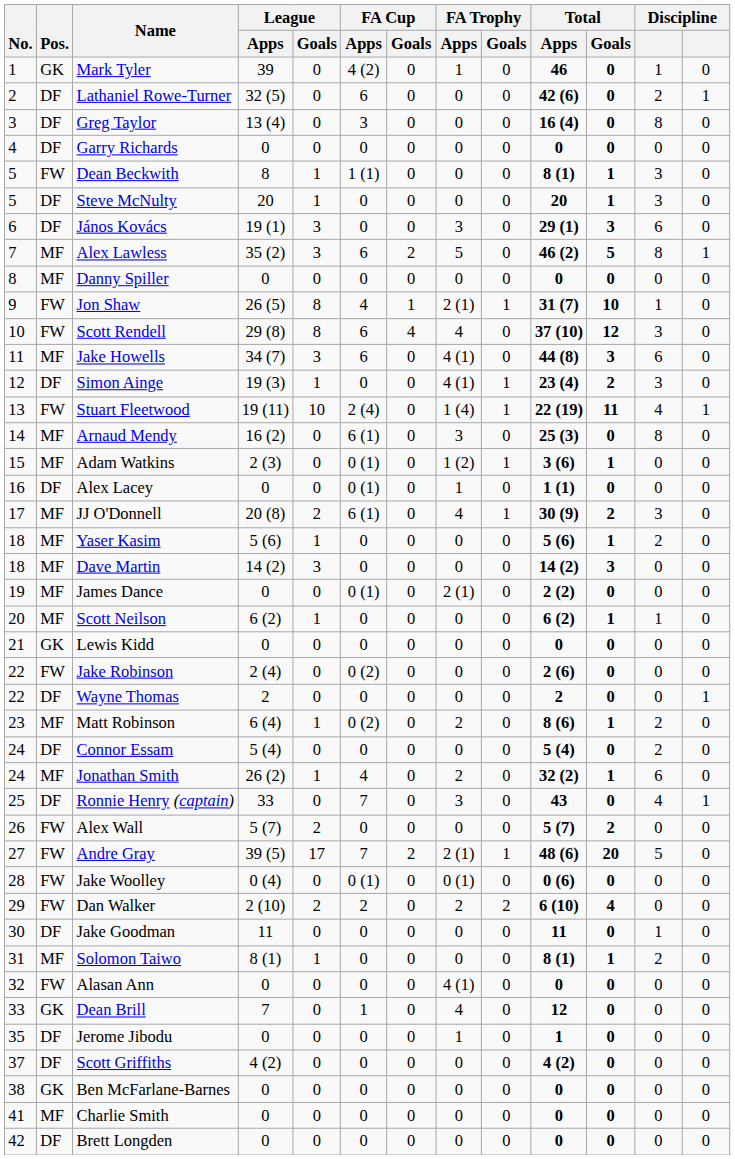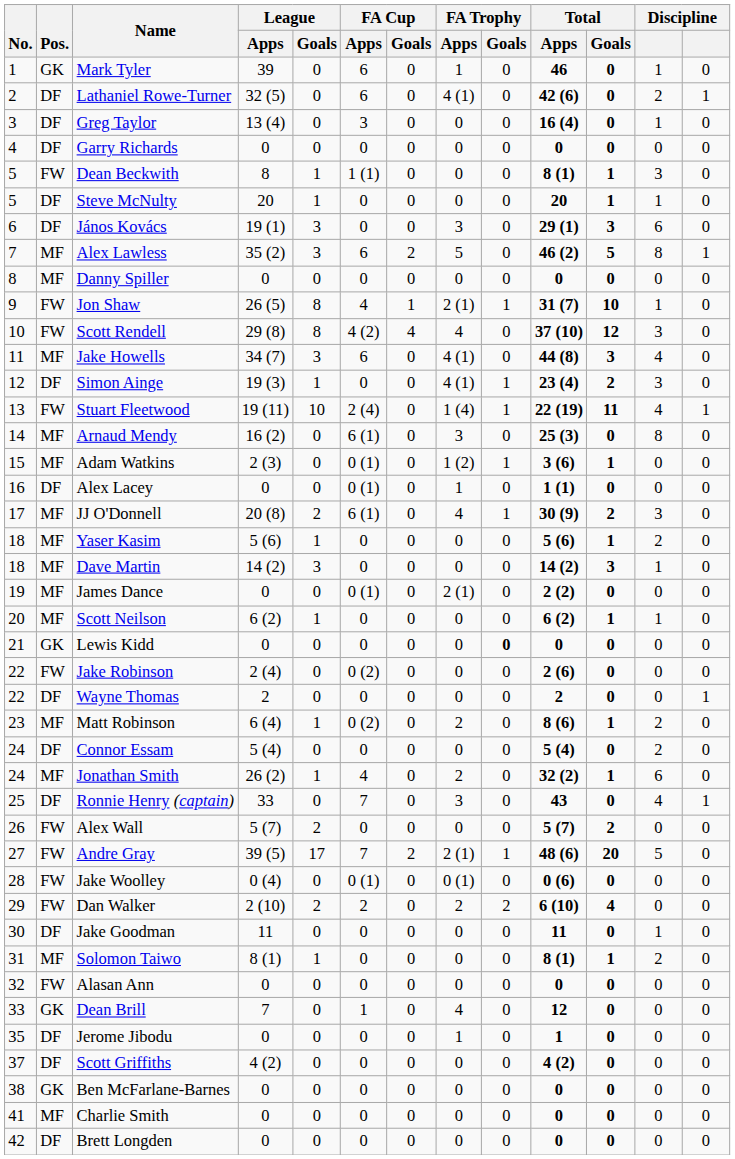(364, 69) 4 (2) -> (364, 69) 6
(459, 95) 0 -> (459, 95) 4 (1)
(658, 122) 8 -> (658, 122) 1
(658, 200) 3 -> (658, 200) 1
(364, 331) 6 -> (364, 331) 4 (2)
(658, 357) 6 -> (658, 357) 4
(658, 566) 0 -> (658, 566) 1
(506, 644) normal -> (506, 644) bold
(459, 984) 4 (1) -> (459, 984) 0
